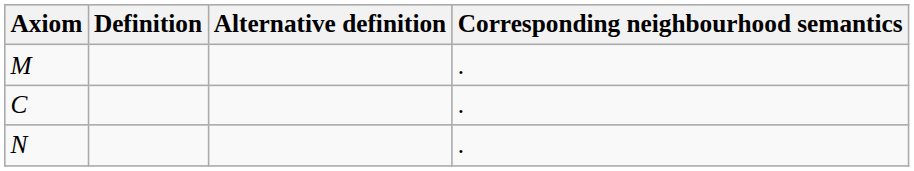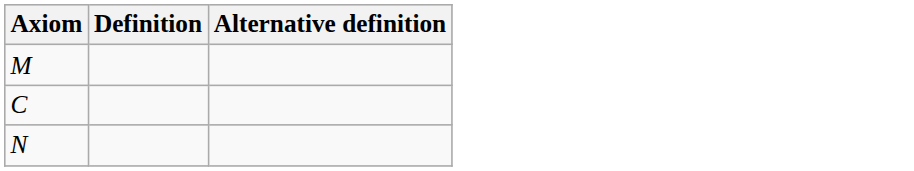- column: (680, 24)
